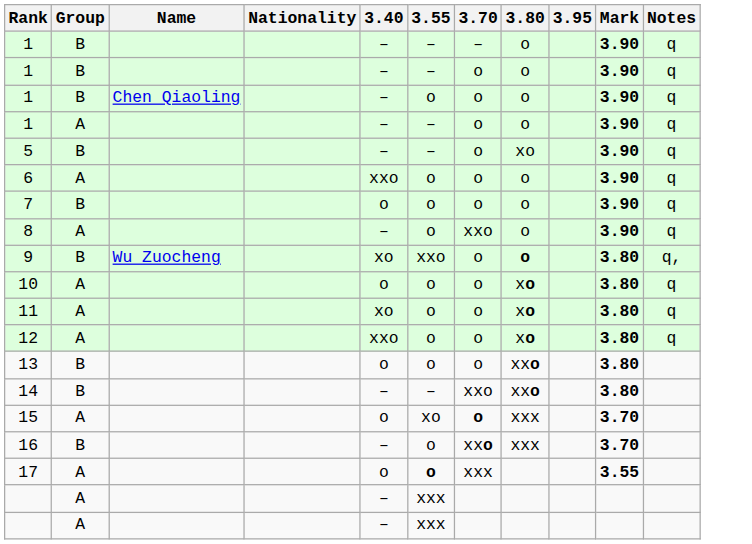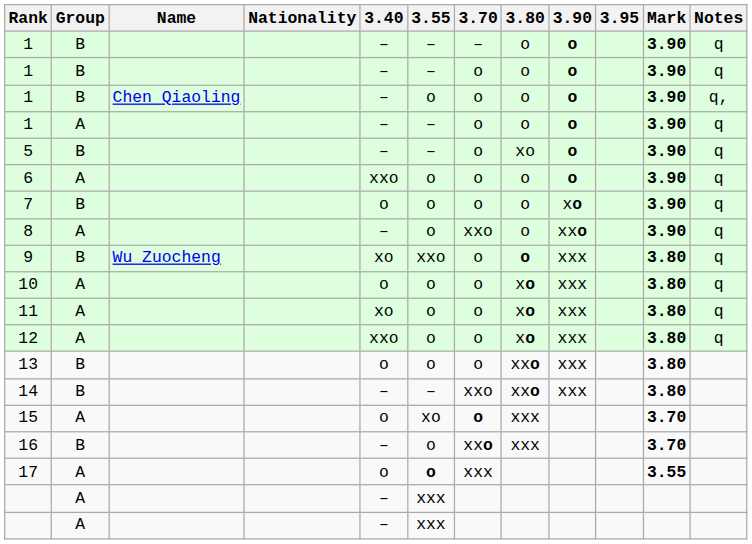+ column: (572, 18)
(672, 98) q -> (719, 98) q,
(672, 258) q, -> (719, 258) q
